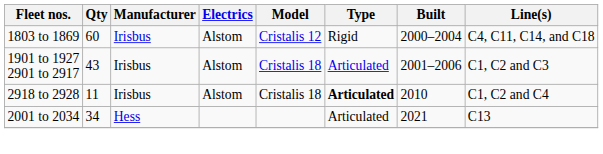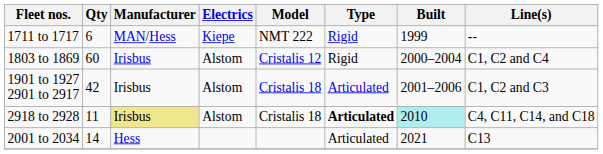+ row: (43, 36)
(531, 36) C4, C11, C14, and C18 -> (508, 58) C1, C2 and C4
(92, 66) 43 -> (92, 87) 42
(132, 95) no background -> (132, 116) khaki background
(414, 95) no background -> (414, 116) paleturquoise background
(508, 95) C1, C2 and C4 -> (531, 116) C4, C11, C14, and C18
(92, 116) 34 -> (92, 138) 14
